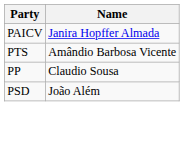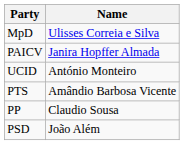+ row: (20, 33)
+ row: (22, 71)
